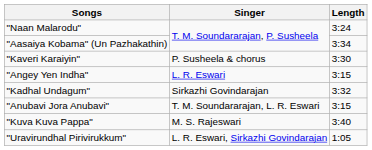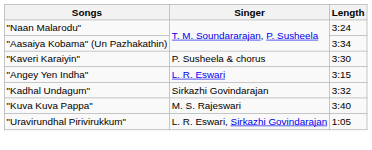- row: (58, 106)
